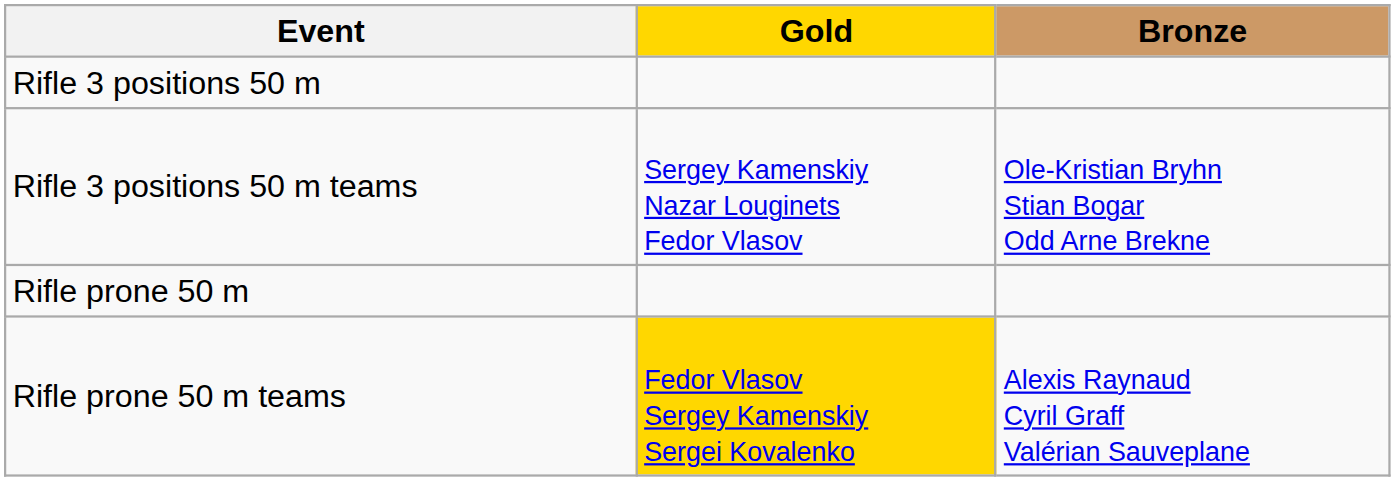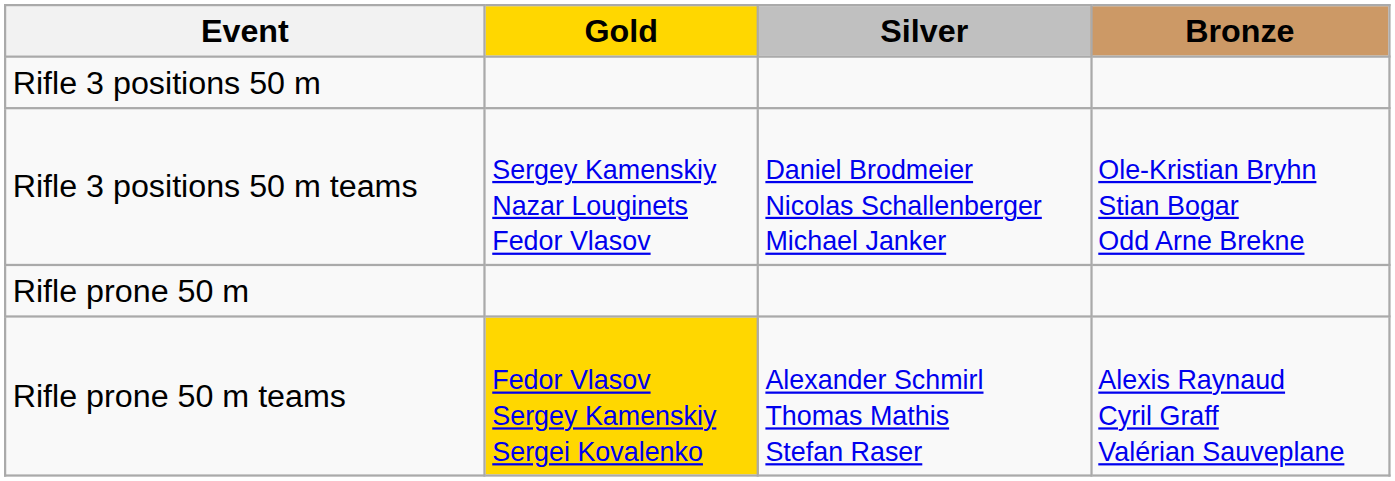+ column: (924, 31)
